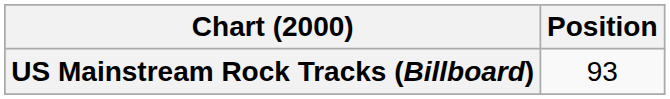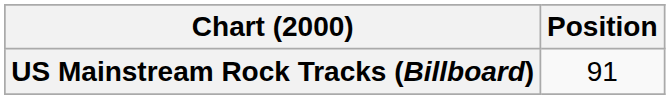(602, 71) 93 -> (602, 71) 91
